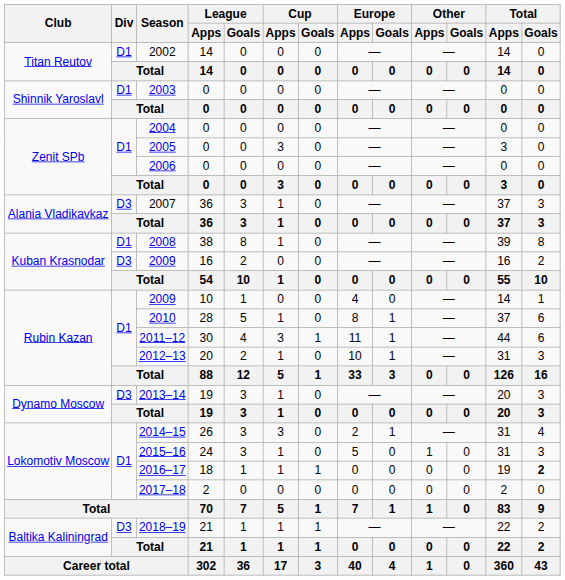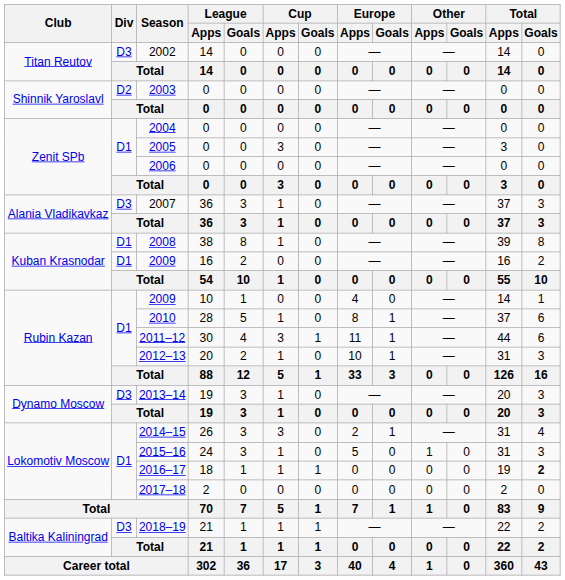(124, 52) D1 -> (124, 52) D3
(124, 90) D1 -> (124, 90) D2
(124, 261) D3 -> (124, 261) D1
